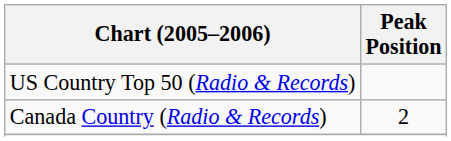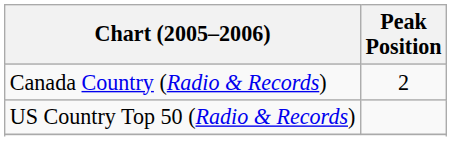rows swapped: (168, 116) <-> (183, 81)
